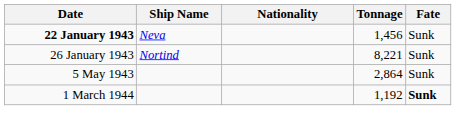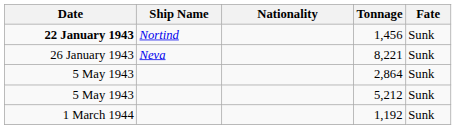(153, 34) Neva -> (159, 34) Nortind
(159, 54) Nortind -> (153, 54) Neva
+ row: (388, 94)
(422, 94) bold -> (421, 114) normal
